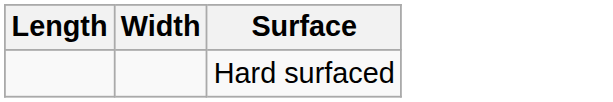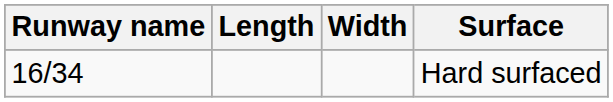+ column: (108, 27)
